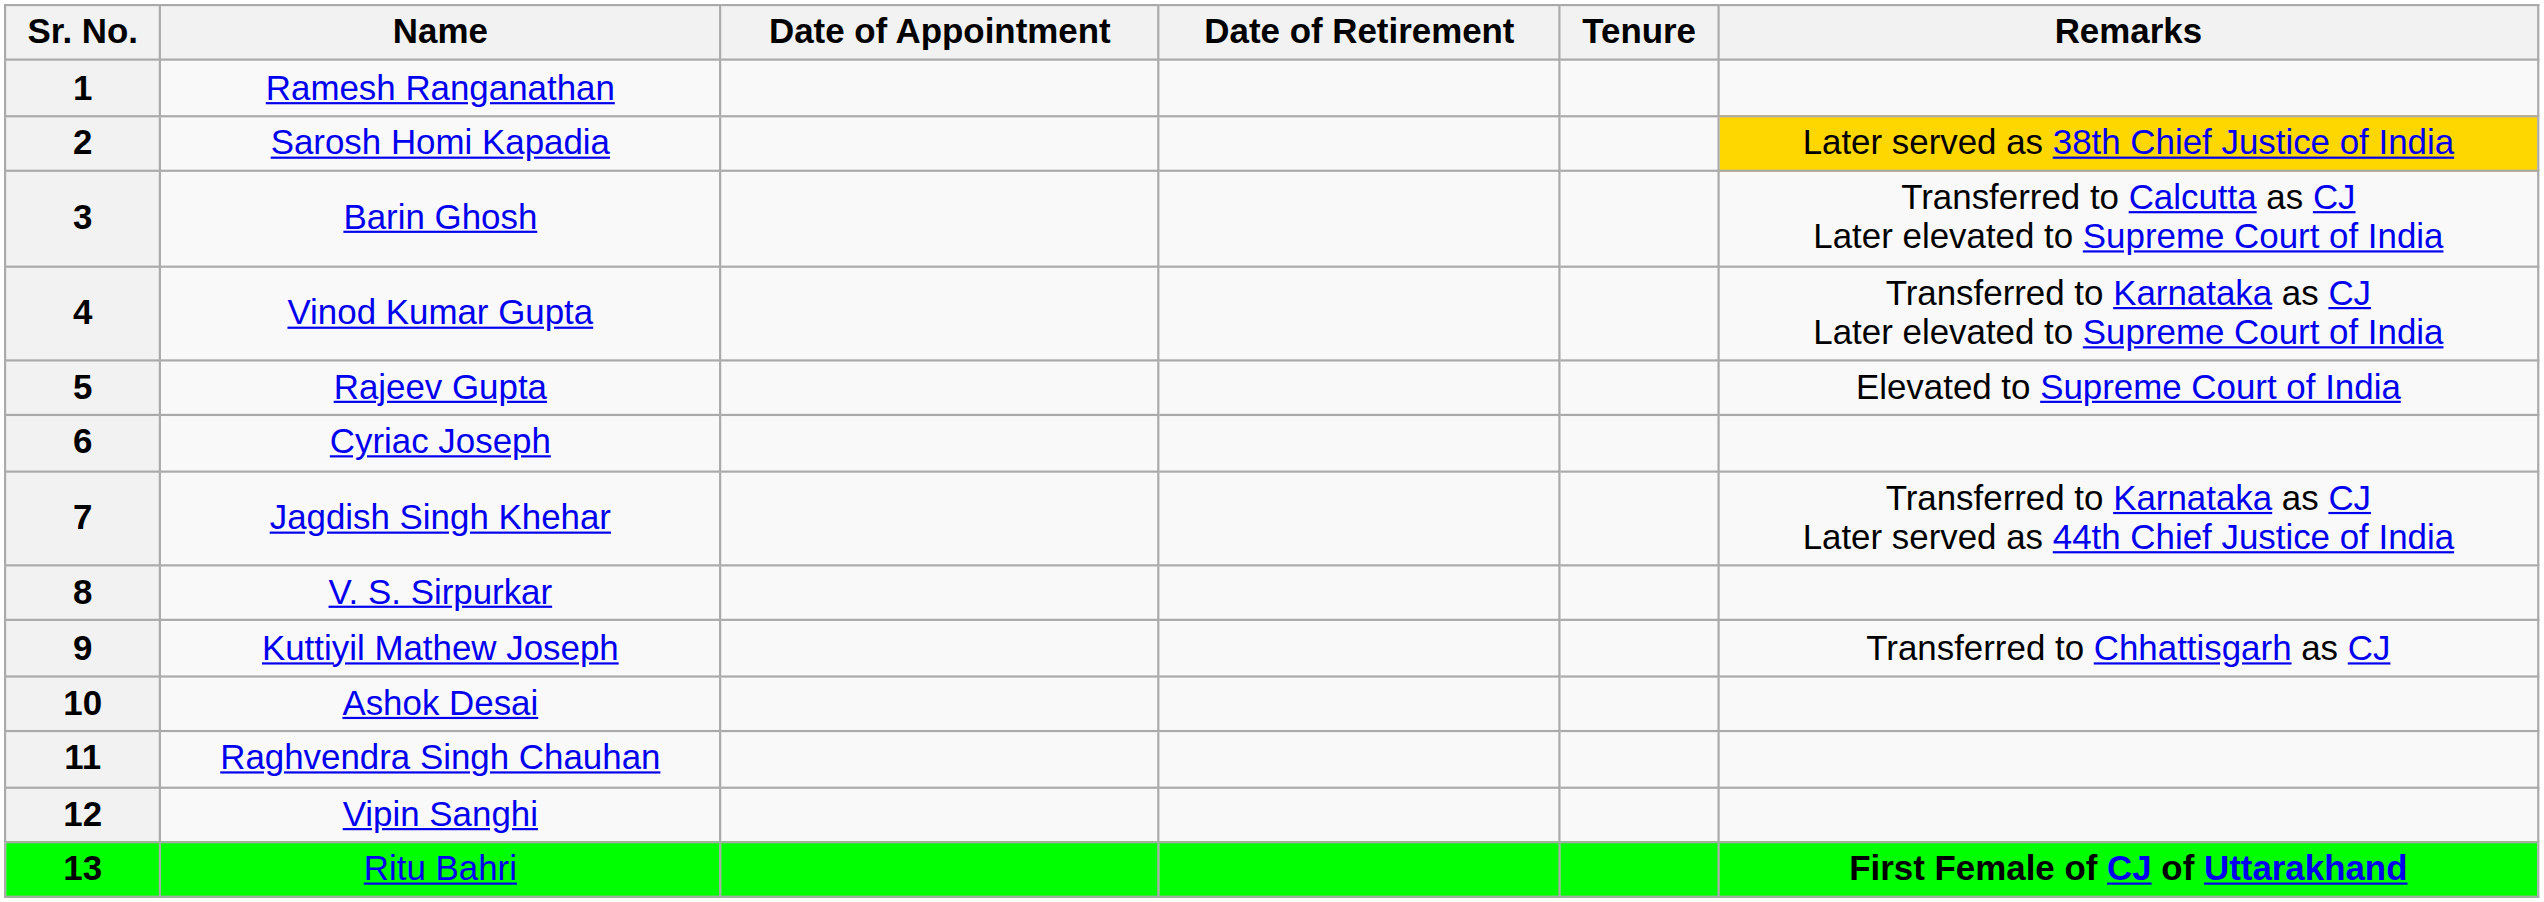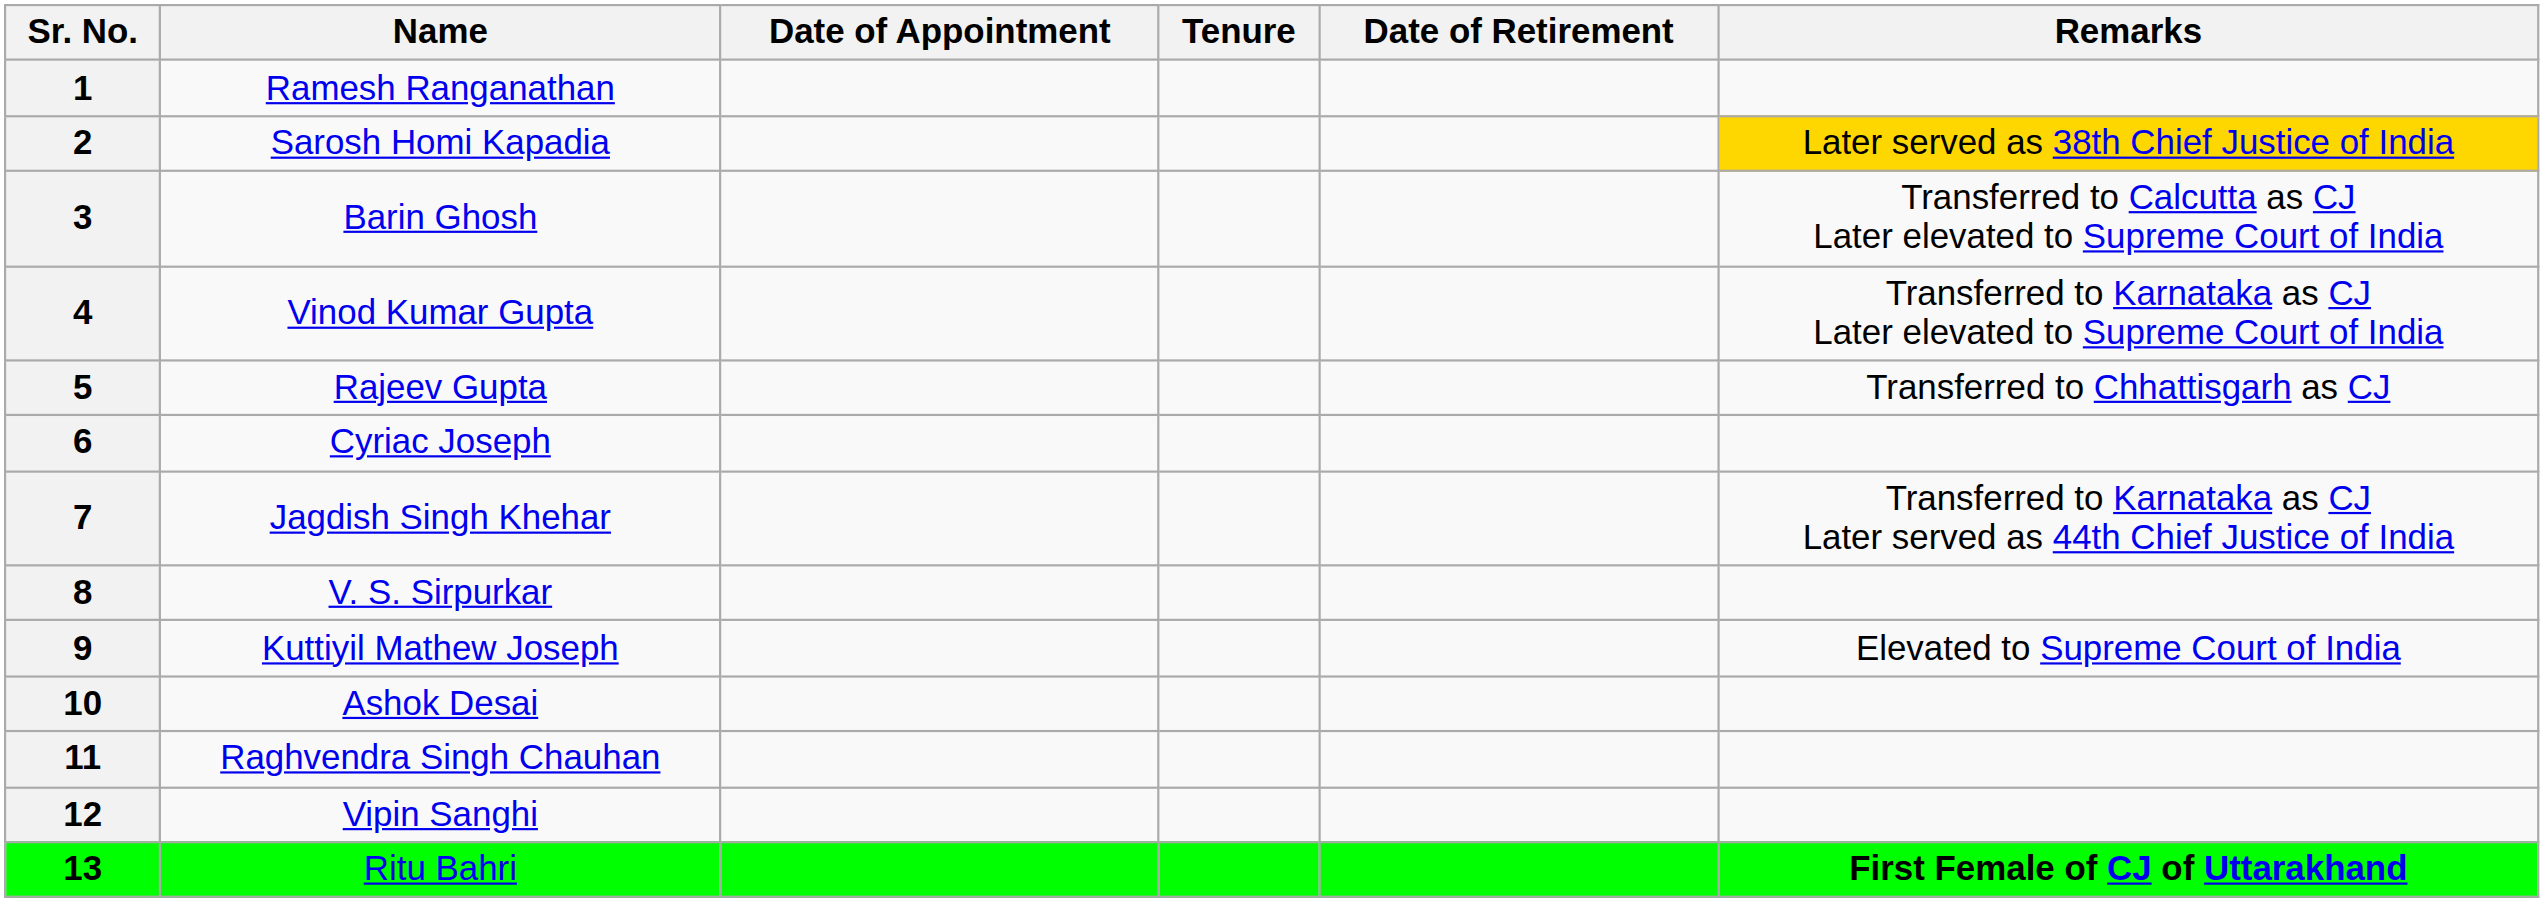columns swapped: (1359, 32) <-> (1639, 32)
(2128, 387) Elevated to Supreme Court of India -> (2128, 387) Transferred to Chhattisgarh as CJ
(2128, 647) Transferred to Chhattisgarh as CJ -> (2128, 647) Elevated to Supreme Court of India
